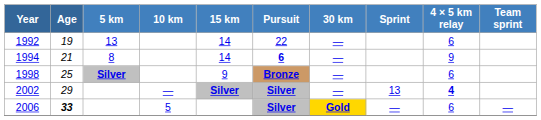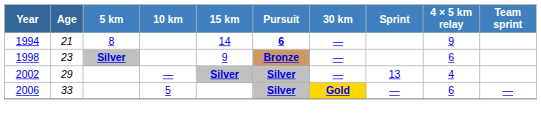- row: (27, 41)
(67, 74) 25 -> (67, 58) 23
(451, 91) bold -> (451, 74) normal
(67, 108) bold -> (67, 91) normal
